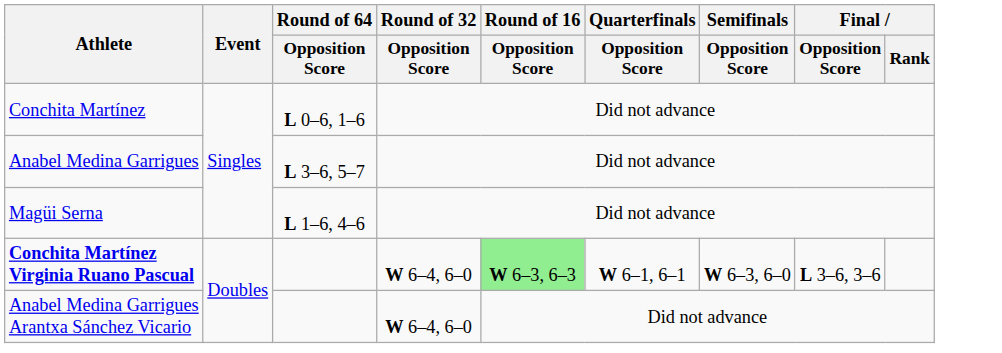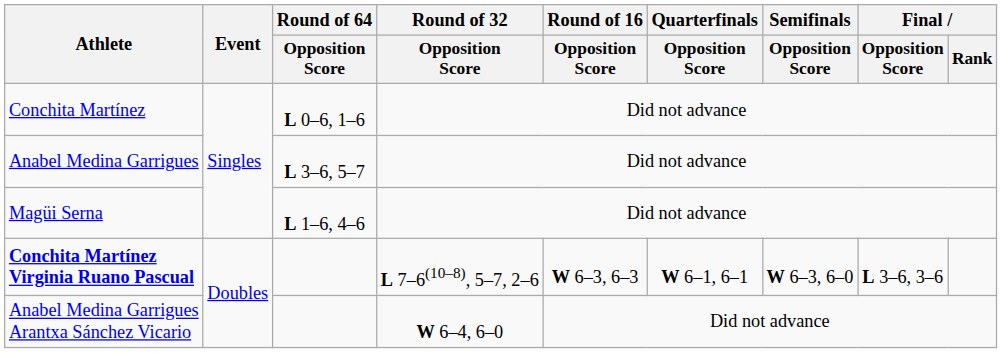(429, 275) W 6–4, 6–0 -> (460, 278) L 7–6(10–8), 5–7, 2–6
(533, 275) lightgreen background -> (595, 278) no background
